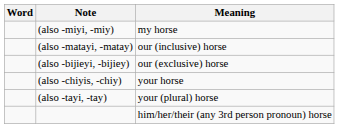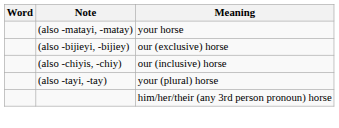- row: (76, 30)
(182, 47) our (inclusive) horse -> (161, 30) your horse
(161, 81) your horse -> (182, 64) our (inclusive) horse
